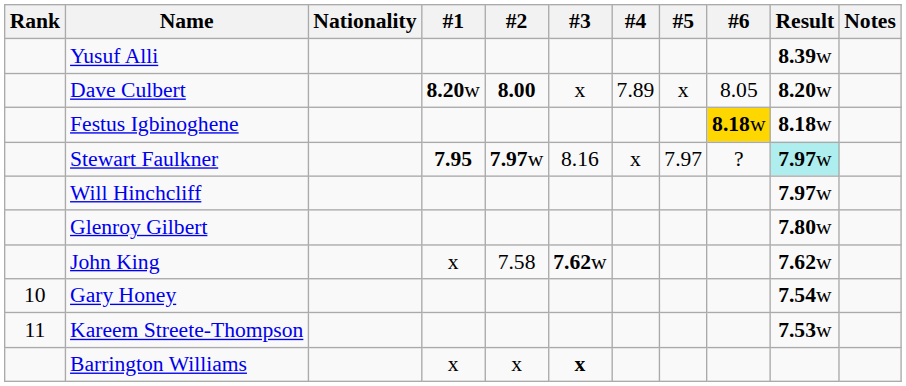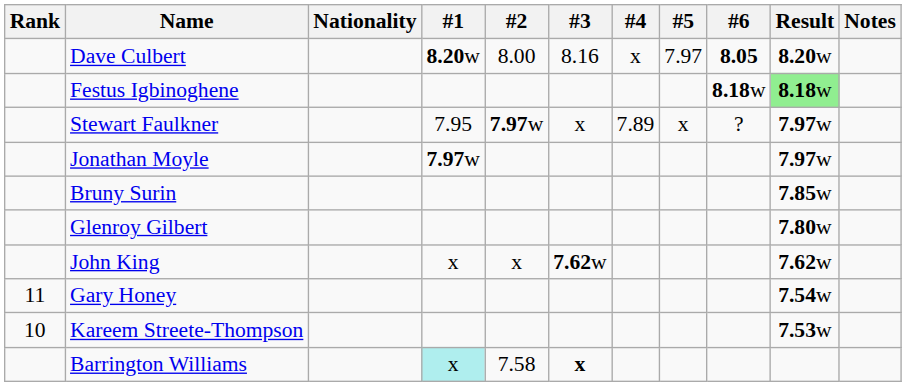- row: (114, 55)
(517, 90) bold -> (517, 55) normal
(580, 90) x -> (580, 55) 8.16
(635, 90) 7.89 -> (635, 55) x
(683, 90) x -> (683, 55) 7.97
(739, 90) normal -> (739, 55) bold
(739, 124) gold background -> (739, 90) no background
(805, 124) no background -> (805, 90) lightgreen background
(453, 158) bold -> (453, 124) normal
(580, 158) 8.16 -> (580, 124) x
(635, 158) x -> (635, 124) 7.89
(683, 158) 7.97 -> (683, 124) x
(805, 158) paleturquoise background -> (805, 124) no background
+ row: (139, 158)
- row: (136, 192)
+ row: (123, 192)
(517, 261) 7.58 -> (517, 261) x
(35, 295) 10 -> (35, 295) 11
(35, 329) 11 -> (35, 329) 10
(453, 364) no background -> (453, 364) paleturquoise background
(517, 364) x -> (517, 364) 7.58
